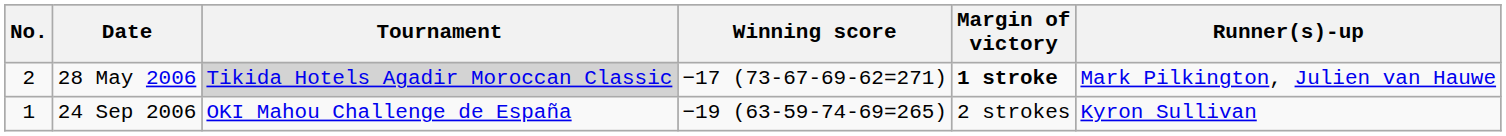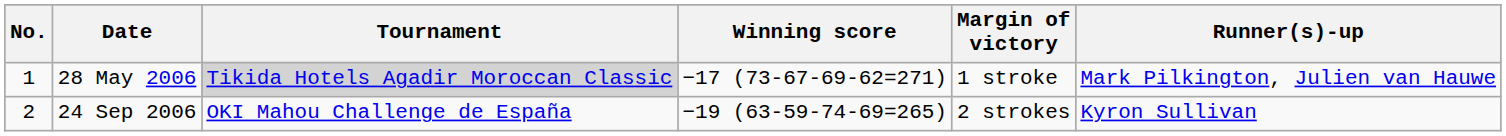(29, 80) 2 -> (29, 80) 1
(1007, 80) bold -> (1007, 80) normal
(29, 114) 1 -> (29, 114) 2
